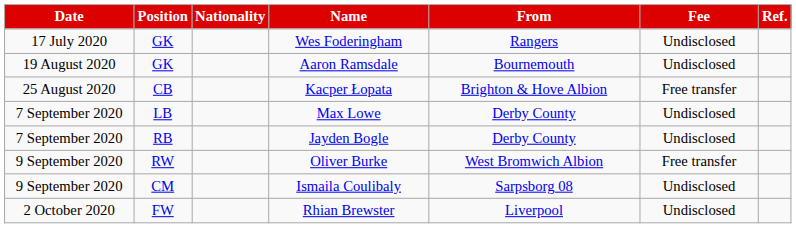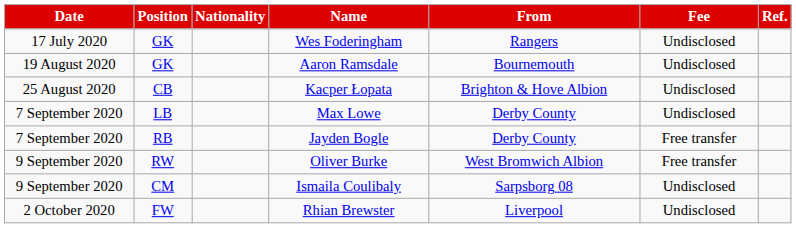(699, 89) Free transfer -> (699, 89) Undisclosed
(699, 138) Undisclosed -> (699, 138) Free transfer
